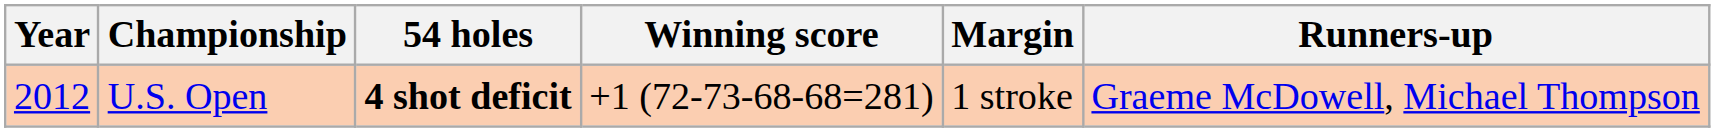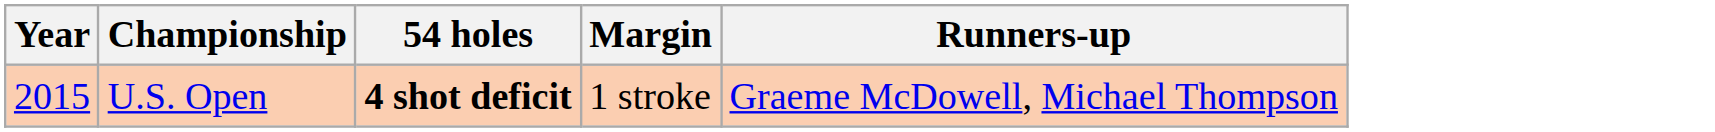- column: (761, 34)
(52, 95) 2012 -> (52, 95) 2015
